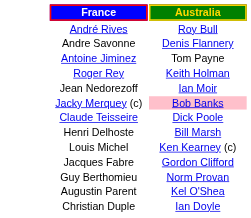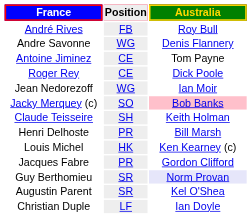+ column: (126, 13)
(198, 73) Keith Holman -> (198, 73) Dick Poole
(198, 118) Dick Poole -> (198, 118) Keith Holman
(198, 177) no background -> (198, 177) lavender background
